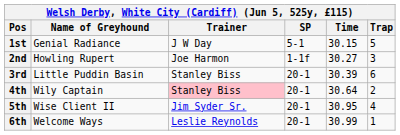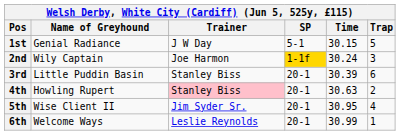(74, 59) Howling Rupert -> (68, 59) Wily Captain
(298, 59) no background -> (298, 59) gold background
(343, 59) 30.27 -> (343, 59) 30.24
(68, 91) Wily Captain -> (74, 91) Howling Rupert
(343, 91) 30.64 -> (343, 91) 30.63
